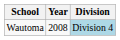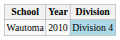(58, 27) 2008 -> (58, 27) 2010
